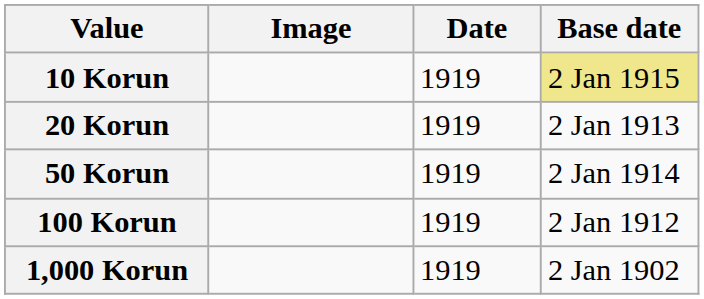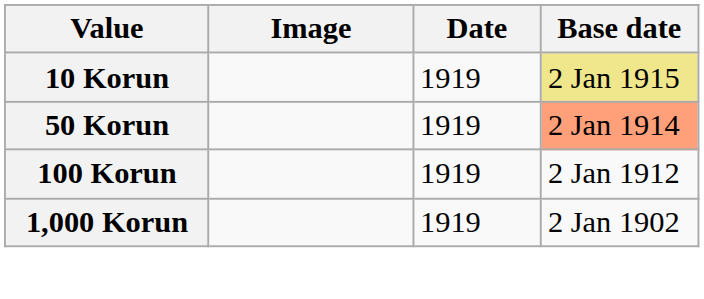- row: (107, 125)
(614, 173) no background -> (614, 125) lightsalmon background
